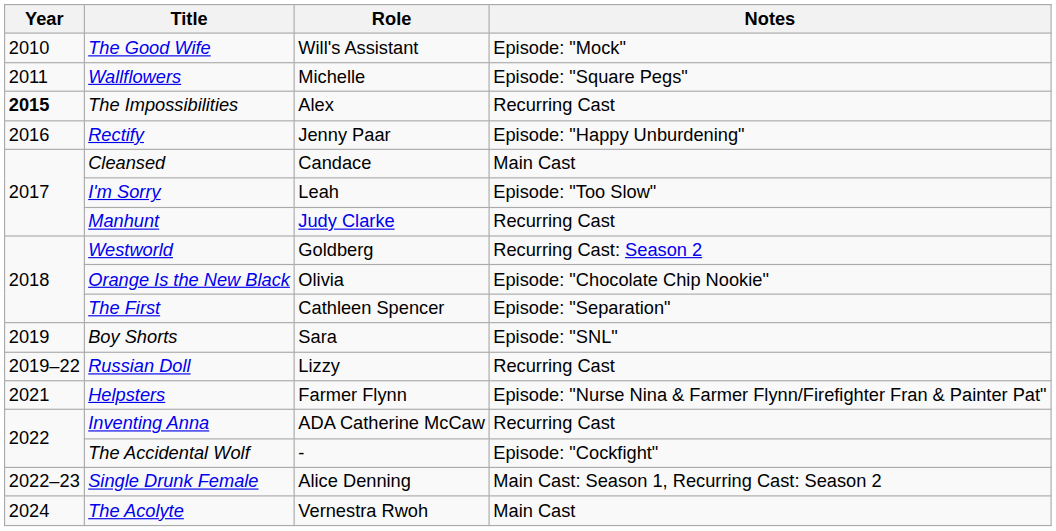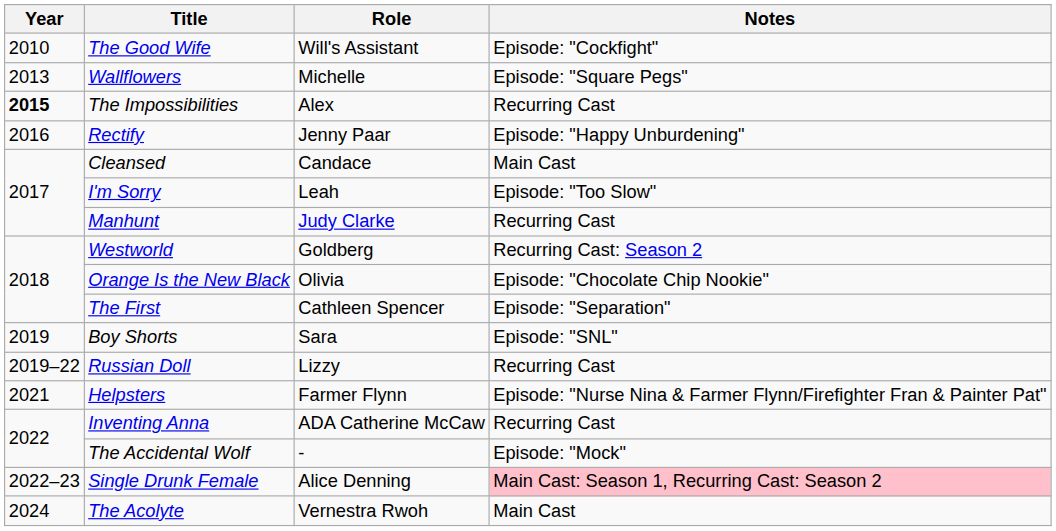(560, 47) Episode: "Mock" -> (576, 47) Episode: "Cockfight"
(28, 76) 2011 -> (29, 76) 2013
(576, 452) Episode: "Cockfight" -> (560, 452) Episode: "Mock"
(687, 481) no background -> (687, 481) pink background
